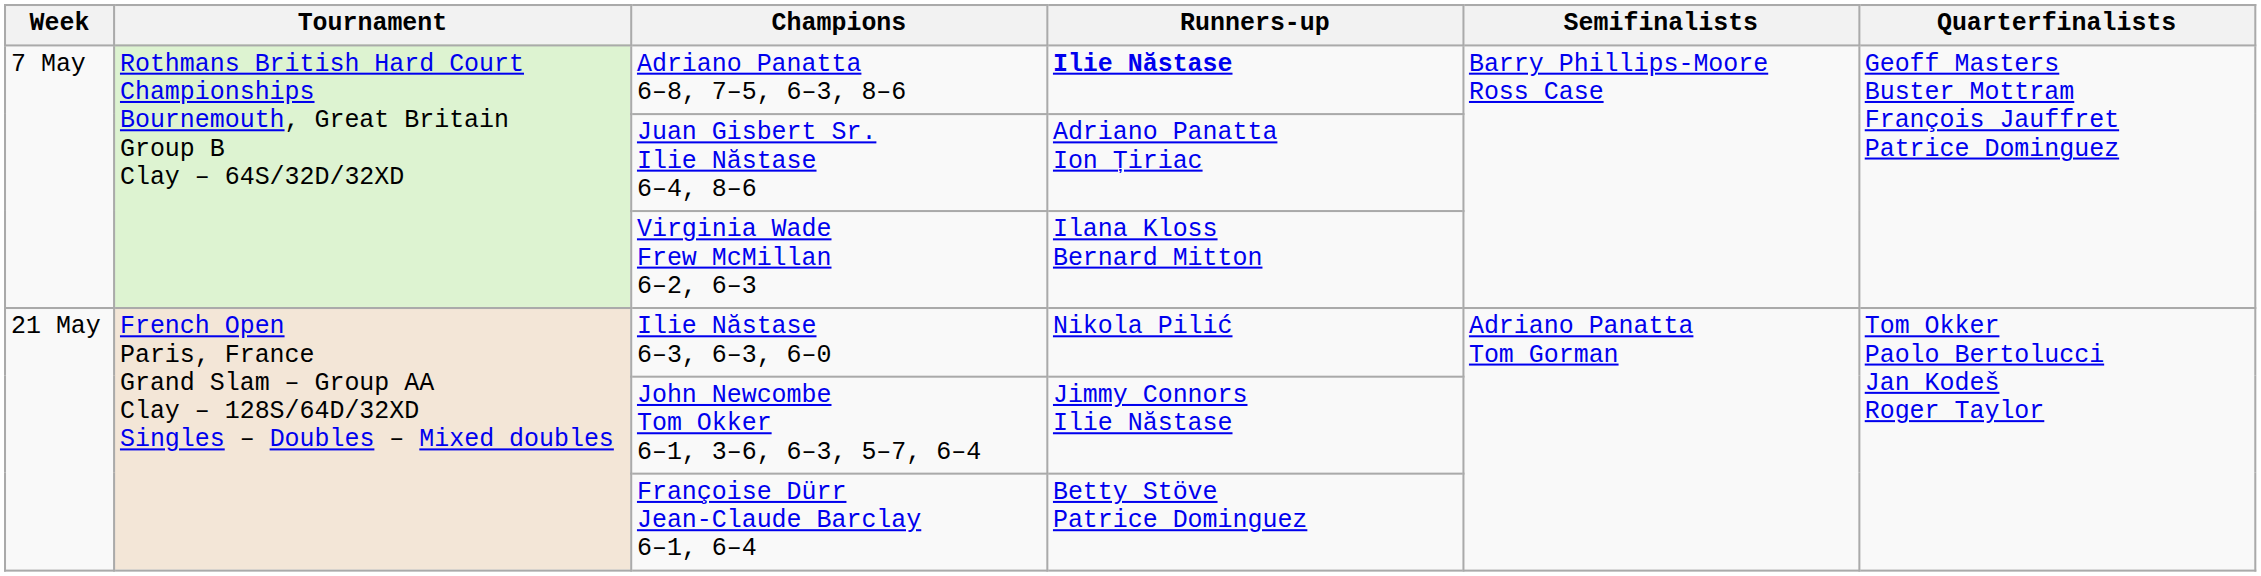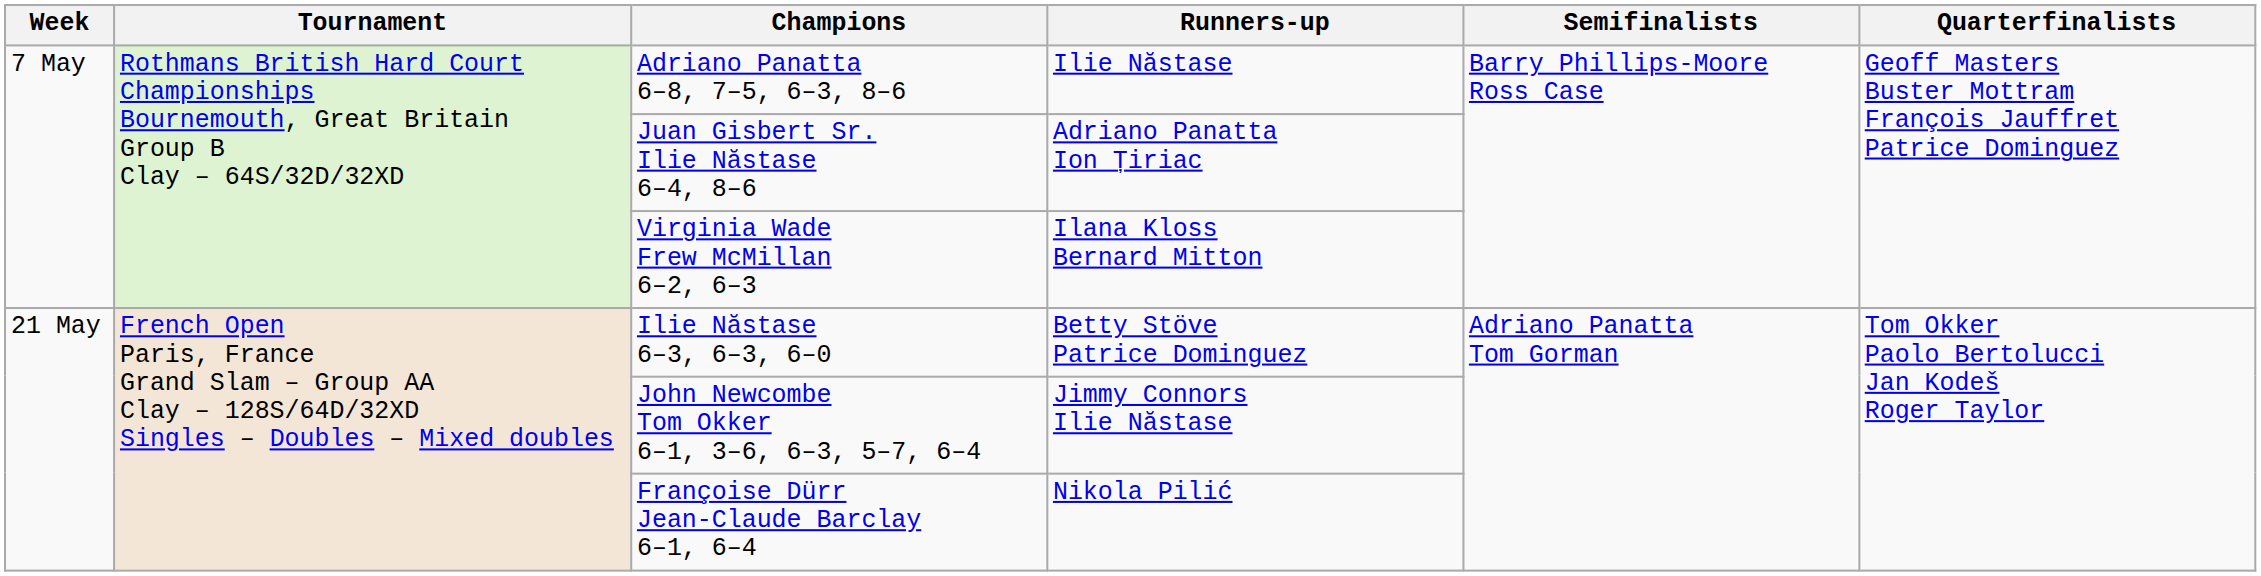(1143, 66) bold -> (1143, 66) normal
(1143, 328) Nikola Pilić -> (1180, 342) Betty Stöve Patrice Dominguez
(1180, 508) Betty Stöve Patrice Dominguez -> (1143, 493) Nikola Pilić
